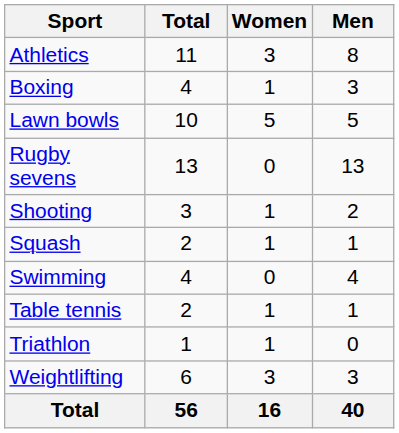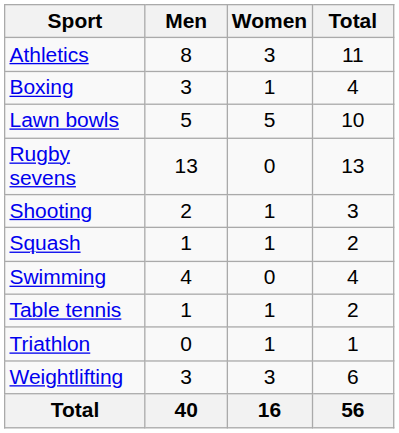columns swapped: (353, 21) <-> (186, 21)
